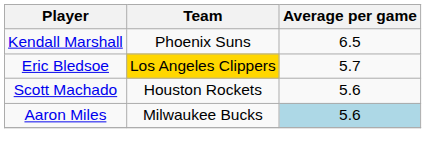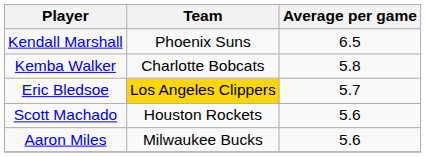+ row: (65, 66)
(350, 115) lightblue background -> (350, 139) no background
